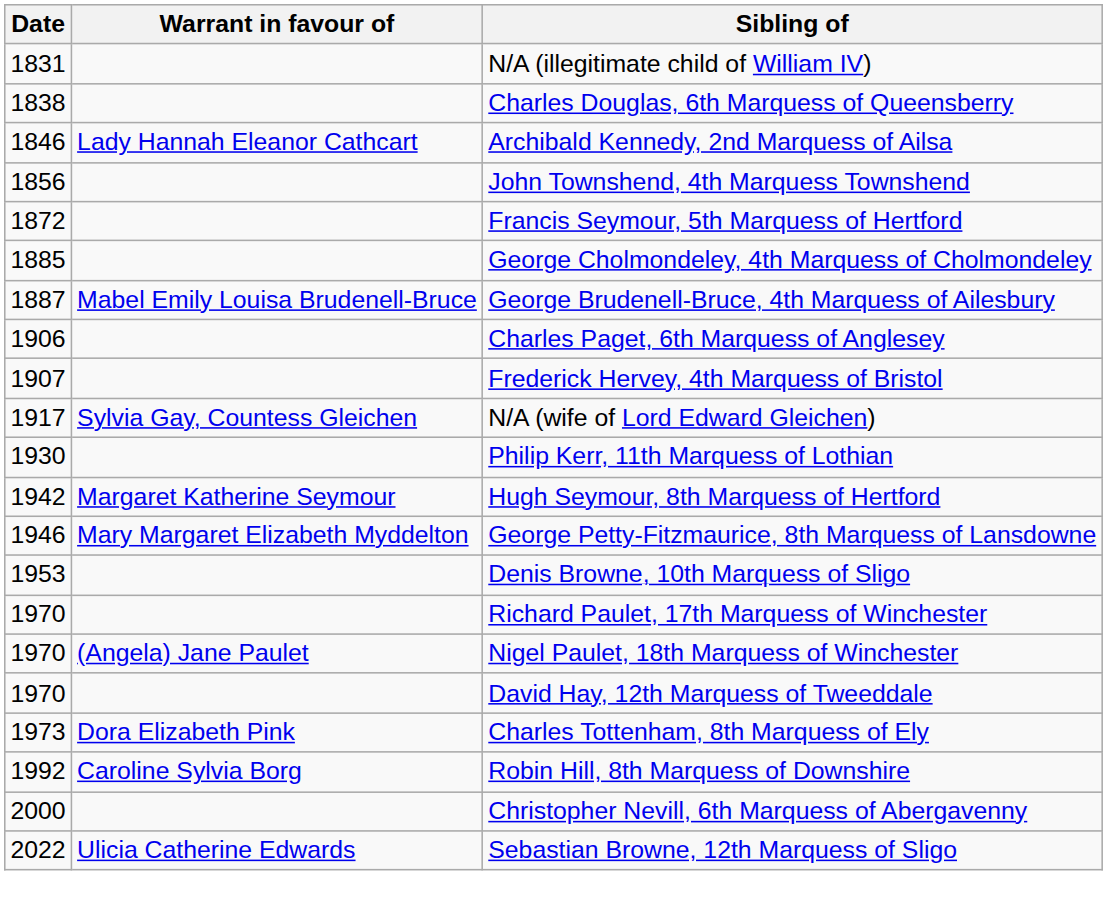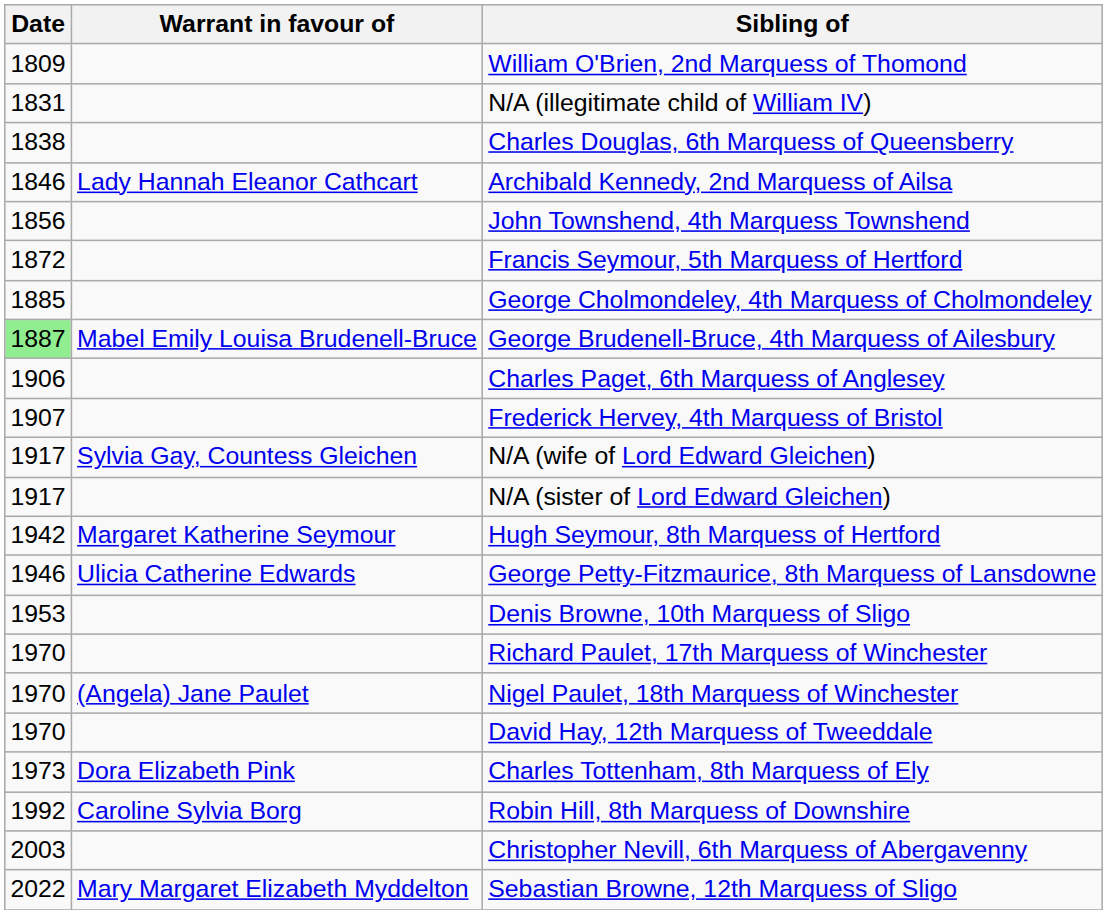+ row: (727, 63)
(38, 299) no background -> (38, 338) lightgreen background
+ row: (690, 496)
- row: (691, 456)
(273, 535) Mary Margaret Elizabeth Myddelton -> (216, 574) Ulicia Catherine Edwards
(38, 810) 2000 -> (38, 850) 2003
(216, 850) Ulicia Catherine Edwards -> (273, 889) Mary Margaret Elizabeth Myddelton
